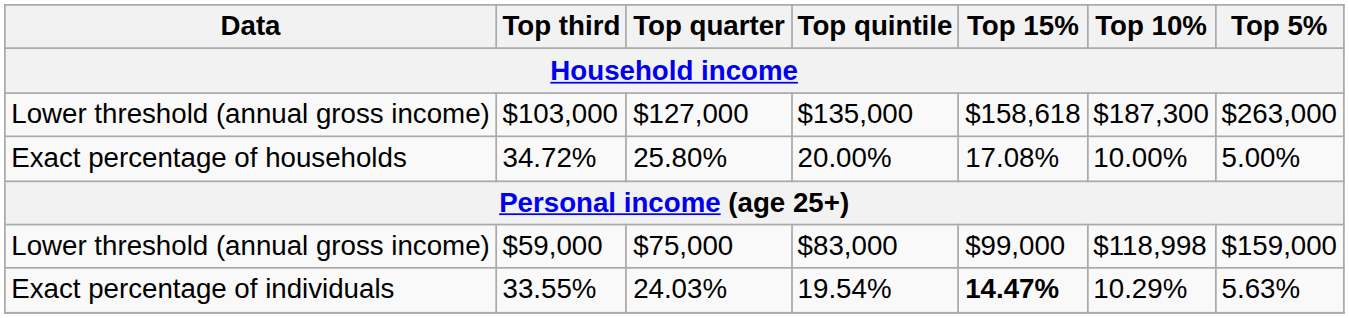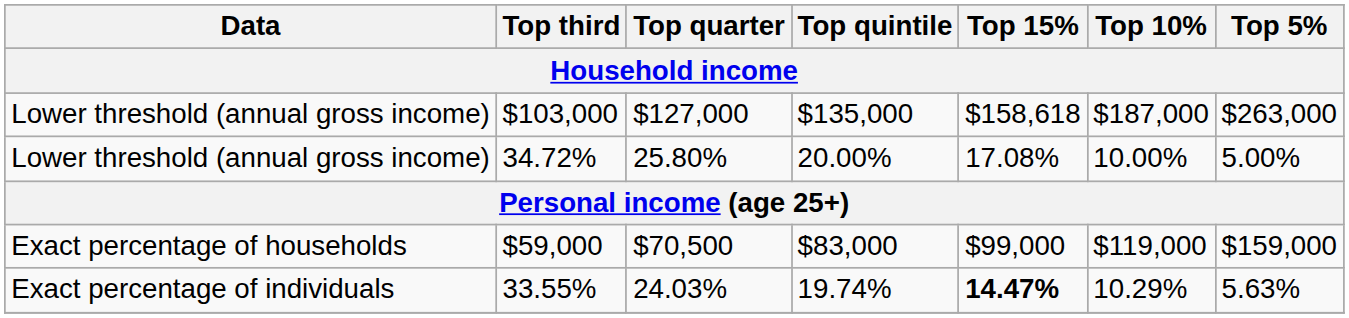(1151, 114) $187,300 -> (1151, 114) $187,000
(209, 158) Exact percentage of households -> (250, 158) Lower threshold (annual gross income)
(250, 245) Lower threshold (annual gross income) -> (209, 245) Exact percentage of households
(683, 245) $75,000 -> (683, 245) $70,500
(1150, 245) $118,998 -> (1150, 245) $119,000
(845, 289) 19.54% -> (845, 289) 19.74%
